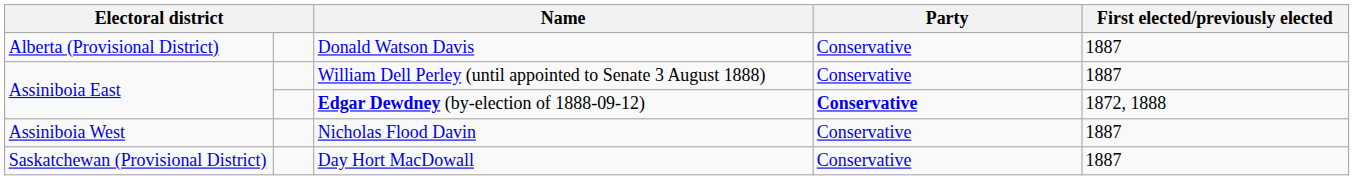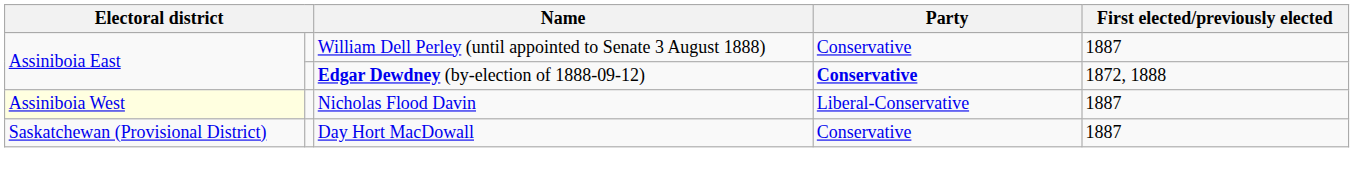- row: (396, 47)
(67, 132) no background -> (67, 103) lightyellow background
(864, 132) Conservative -> (893, 103) Liberal-Conservative
